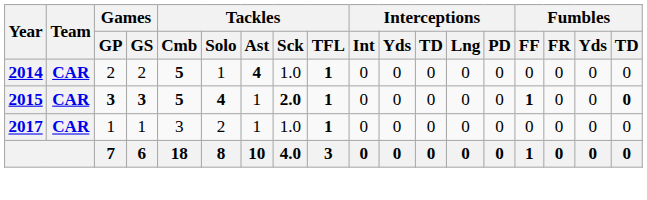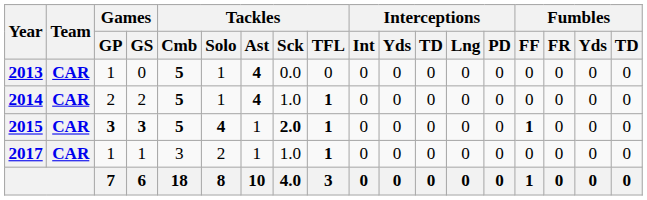+ row: (26, 72)
(627, 99) bold -> (627, 126) normal
